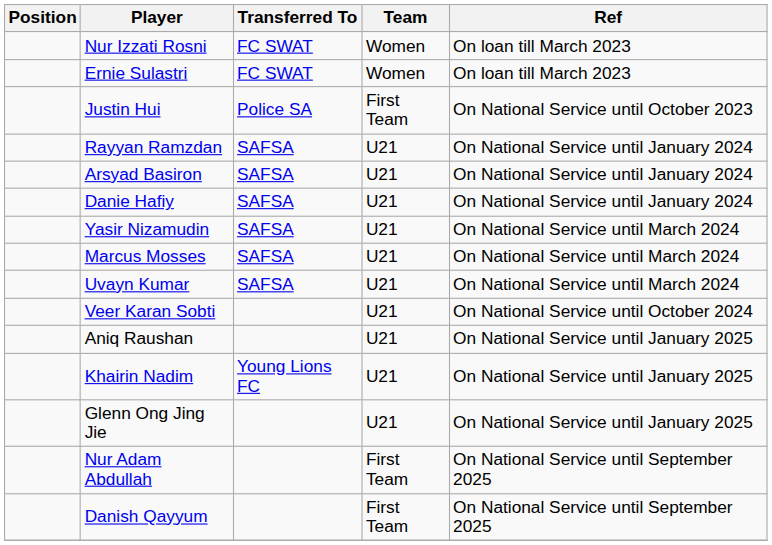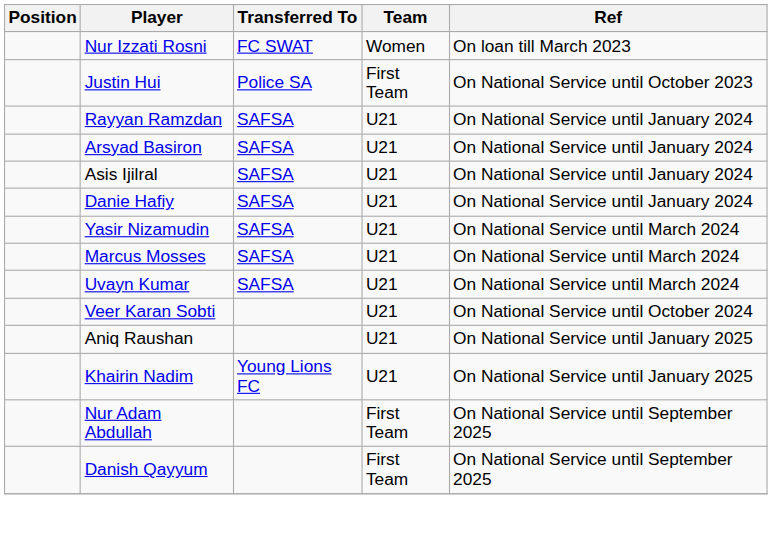- row: (136, 73)
+ row: (121, 174)
- row: (145, 423)
